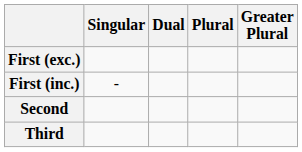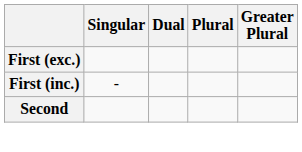- row: (44, 134)
